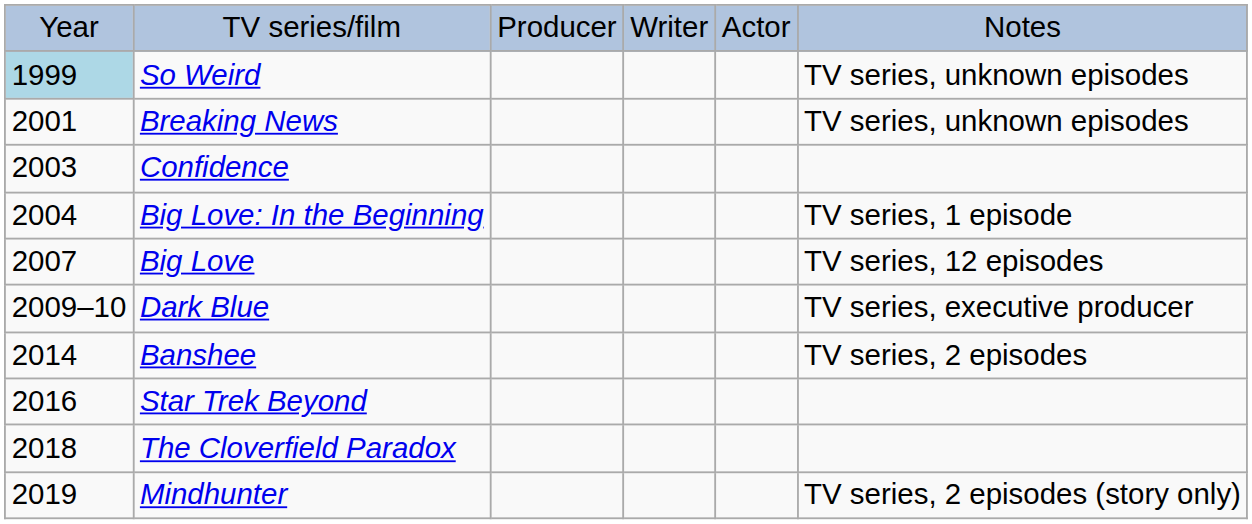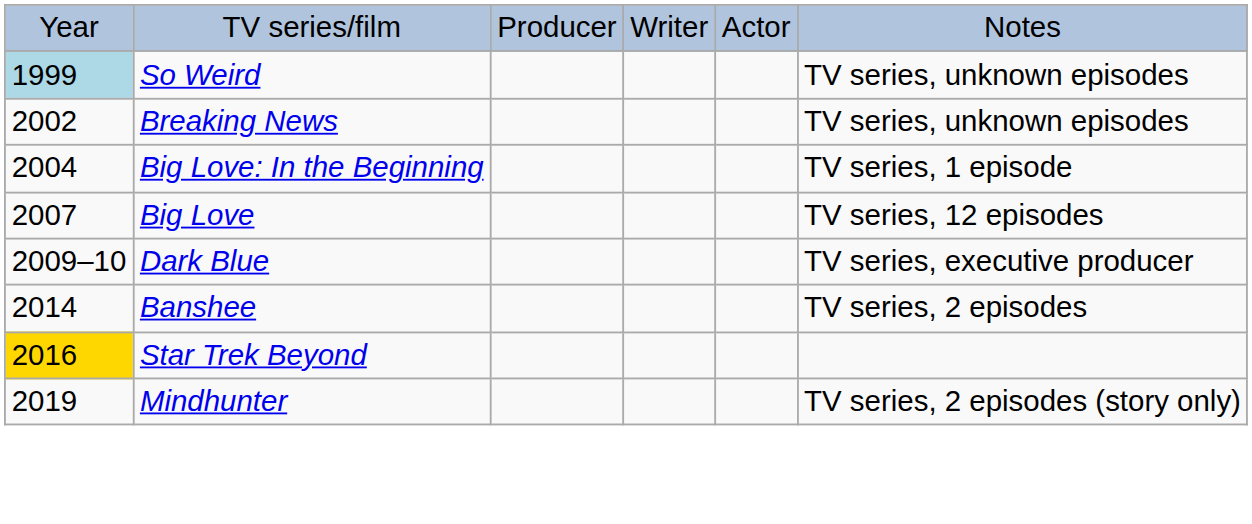(44, 121) 2001 -> (44, 121) 2002
- row: (214, 167)
(44, 401) no background -> (44, 354) gold background
- row: (298, 448)
